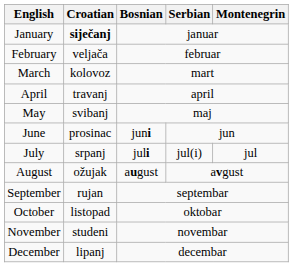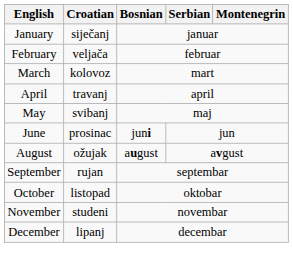(90, 34) bold -> (90, 34) normal
- row: (34, 152)
